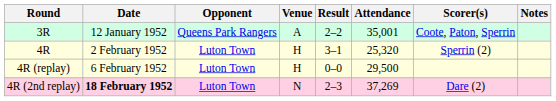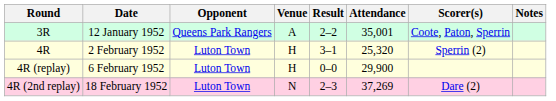(383, 68) 29,500 -> (377, 68) 29,900
(129, 86) bold -> (126, 86) normal
